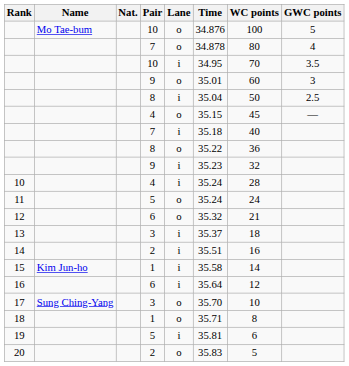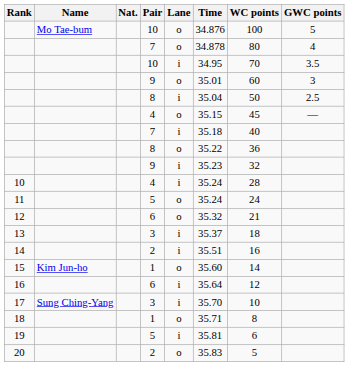(179, 268) i -> (179, 268) o
(210, 268) 35.58 -> (210, 268) 35.60
(179, 302) o -> (179, 302) i
